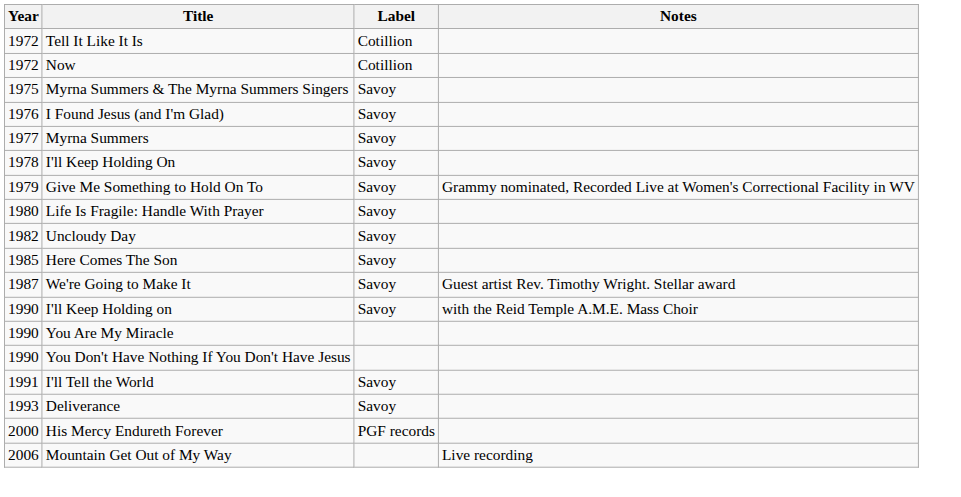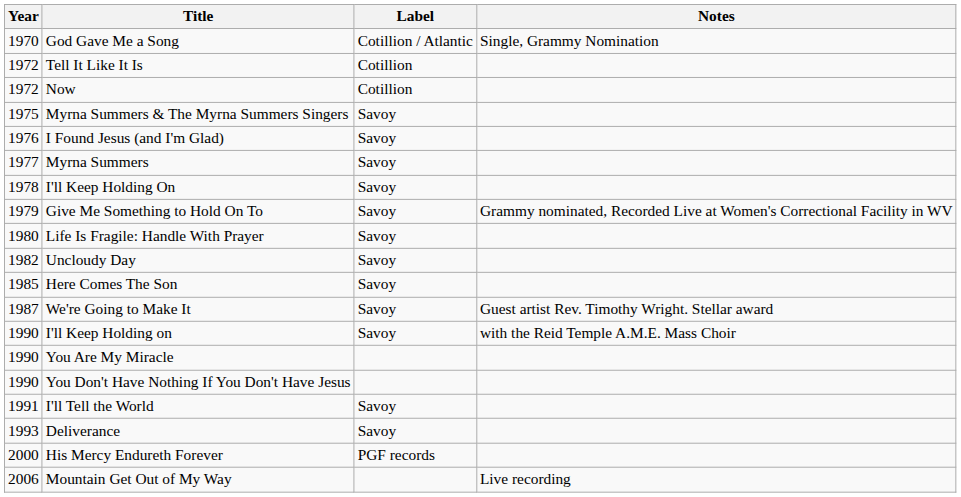+ row: (112, 41)
